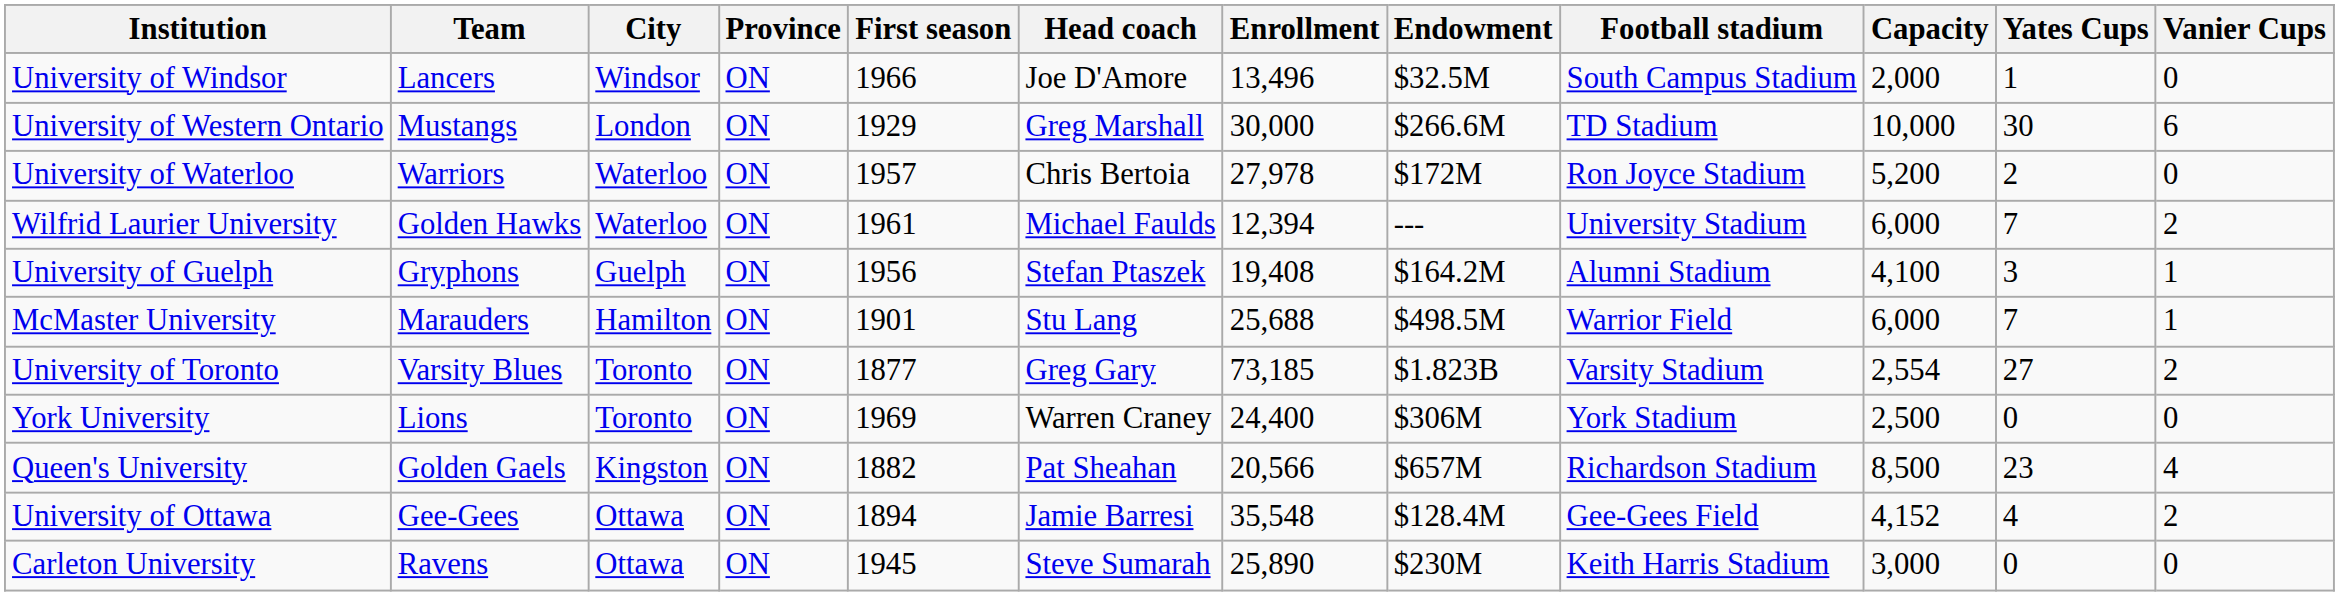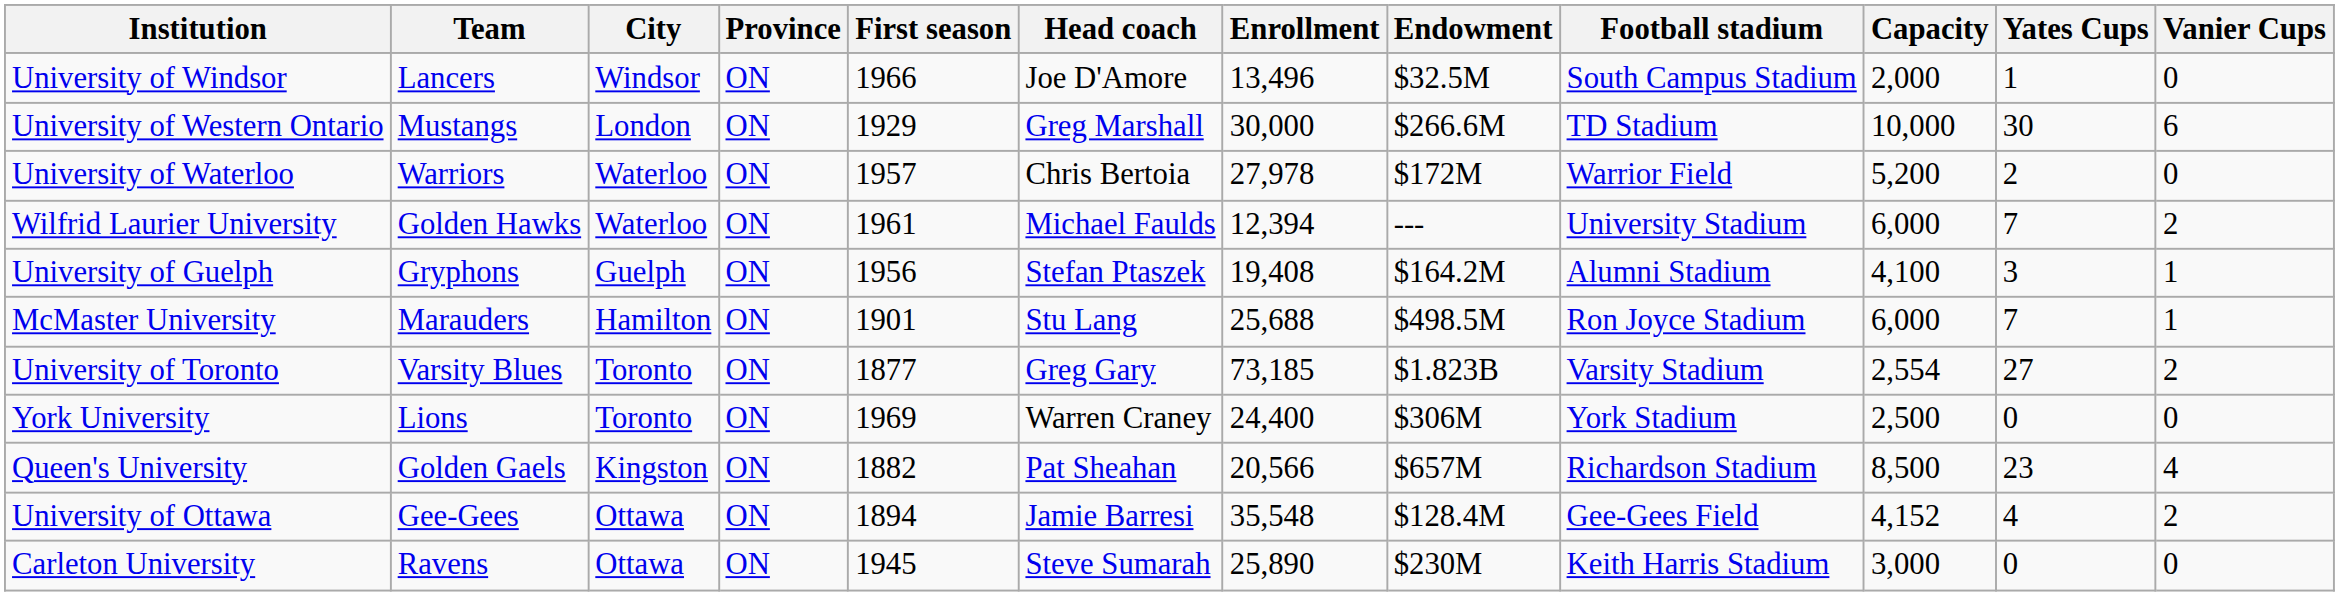(1686, 175) Ron Joyce Stadium -> (1649, 175) Warrior Field
(1649, 321) Warrior Field -> (1686, 321) Ron Joyce Stadium
